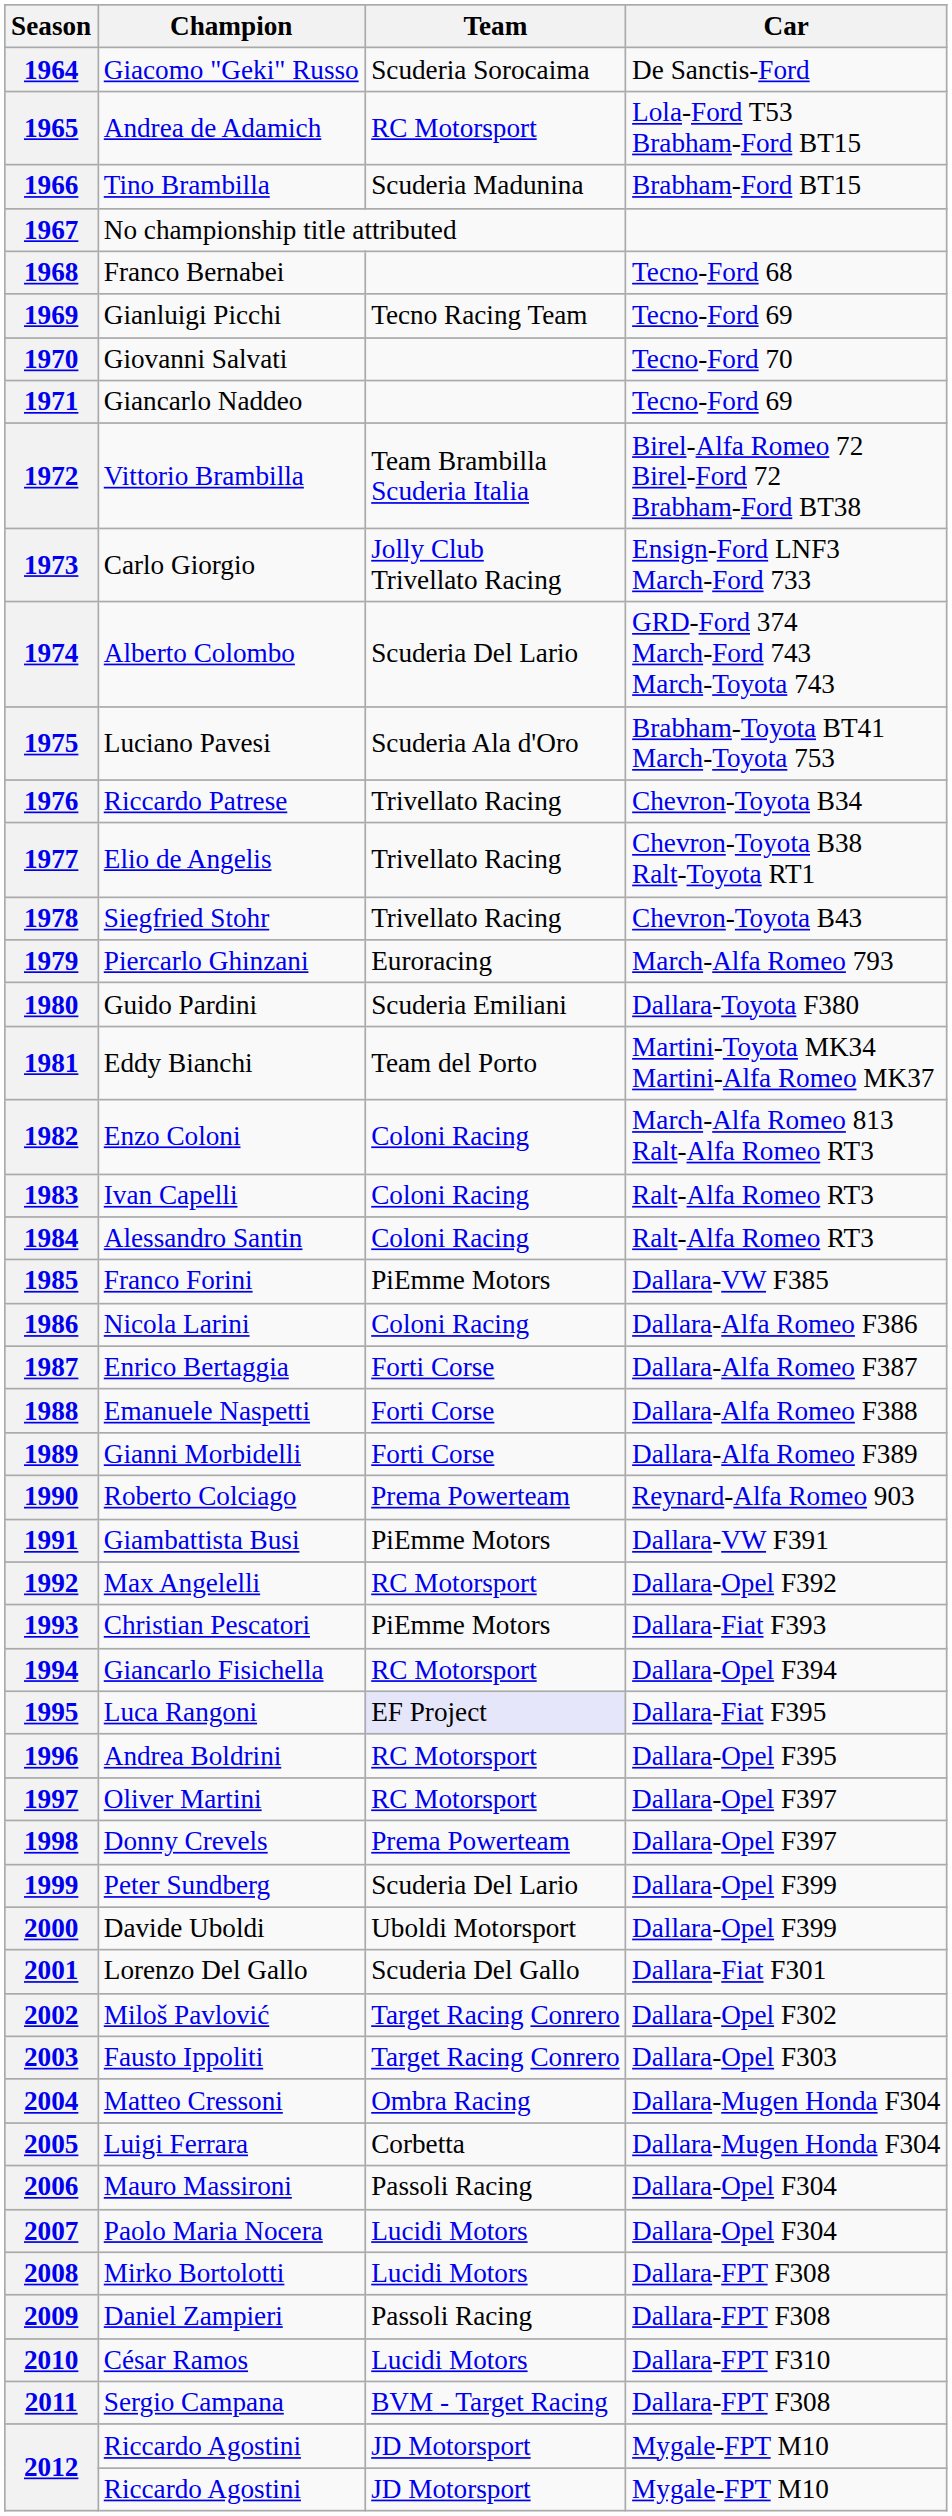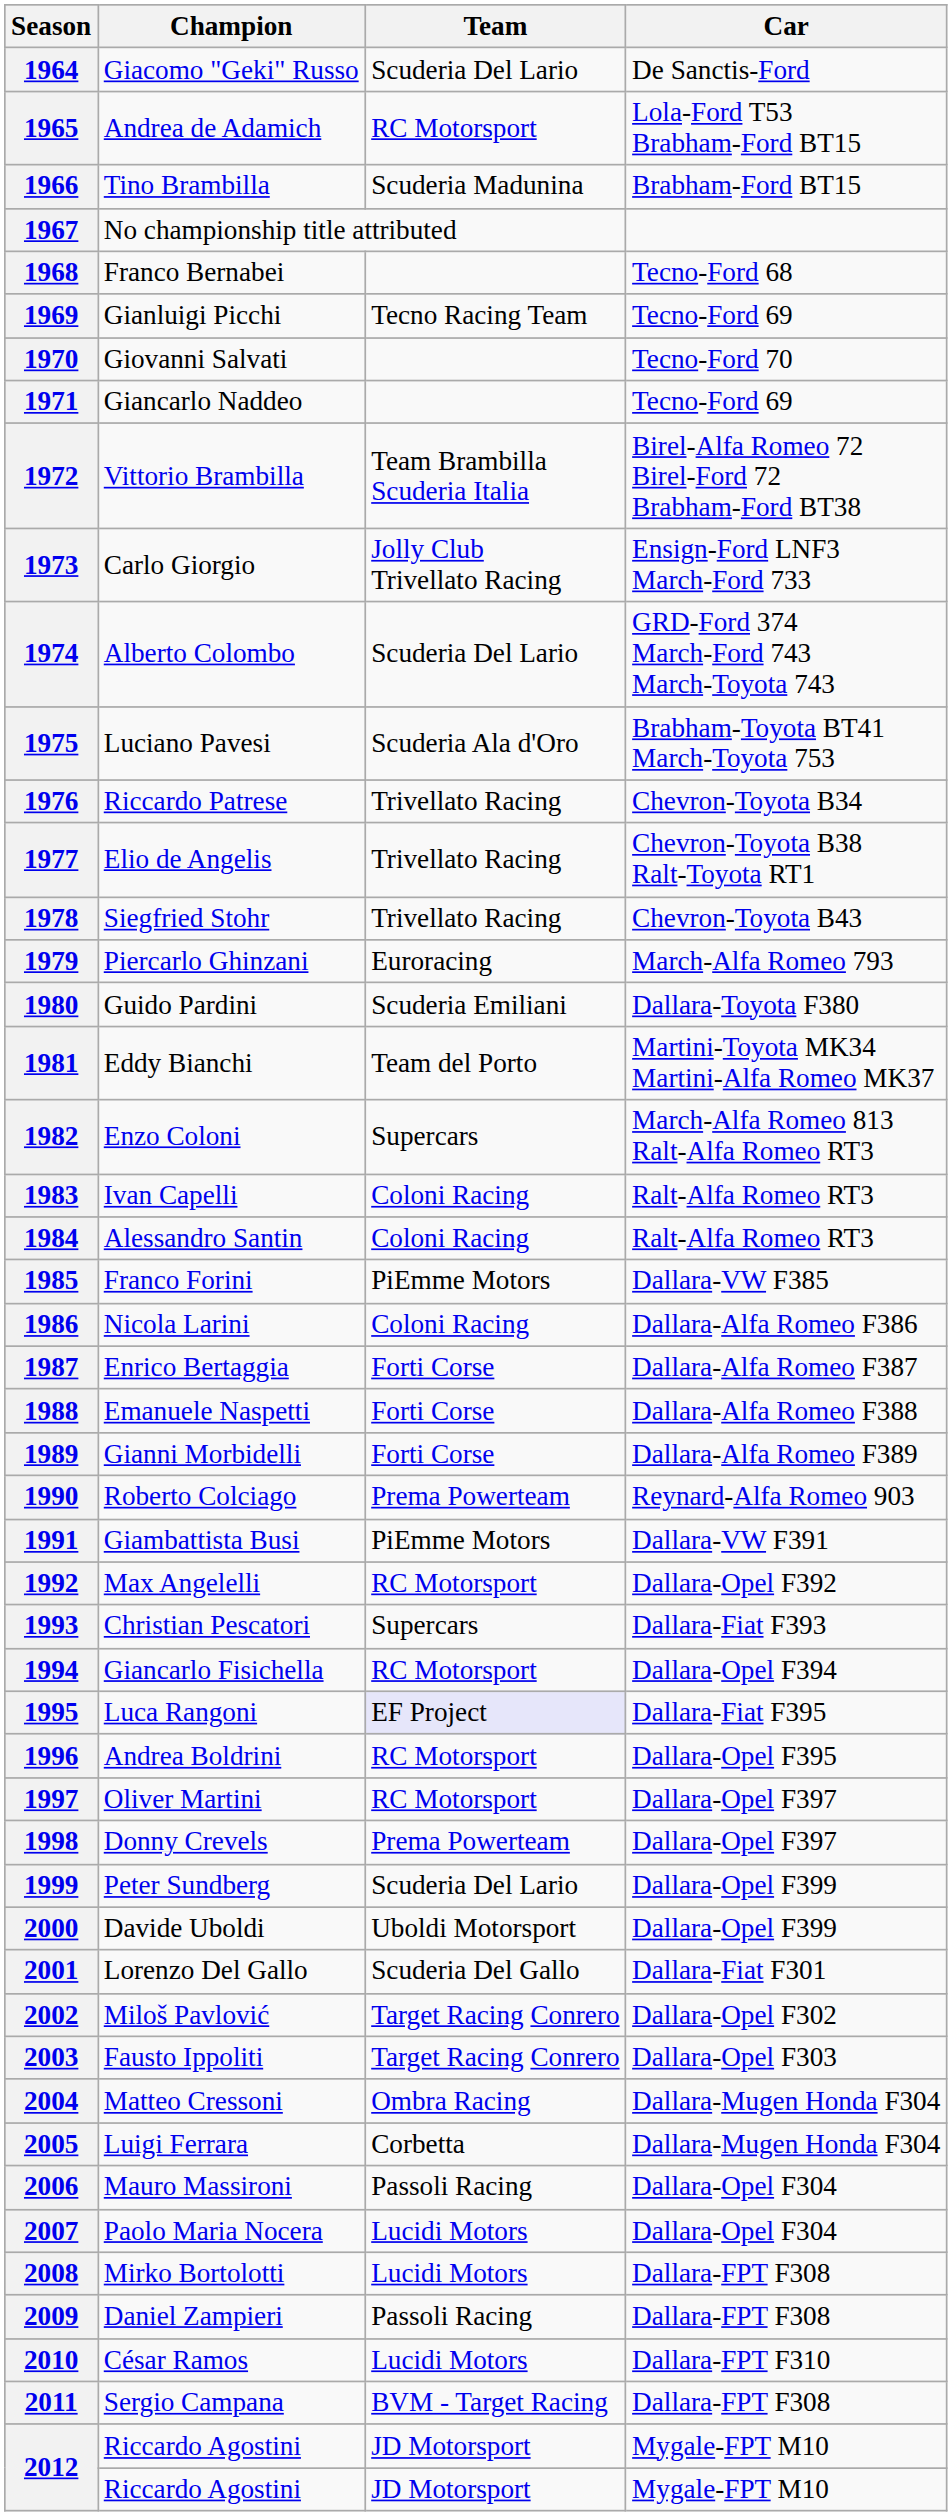(480, 69) Scuderia Sorocaima -> (475, 69) Scuderia Del Lario
(450, 1136) Coloni Racing -> (425, 1136) Supercars
(461, 1626) PiEmme Motors -> (425, 1626) Supercars
